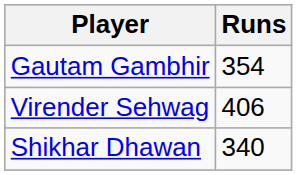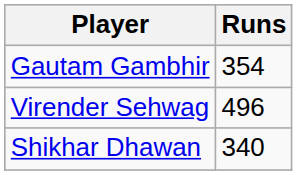(243, 107) 406 -> (243, 107) 496
